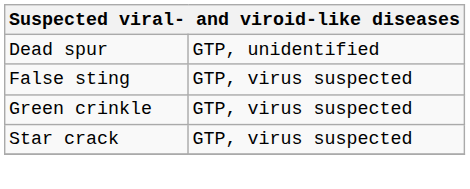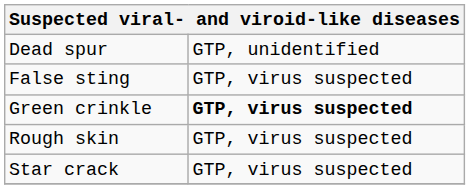(302, 109) normal -> (302, 109) bold
+ row: (64, 139)
